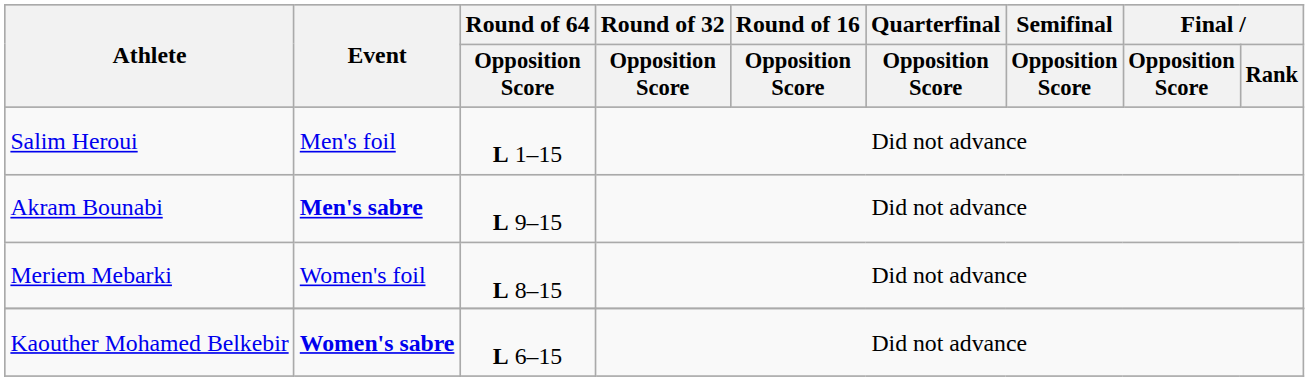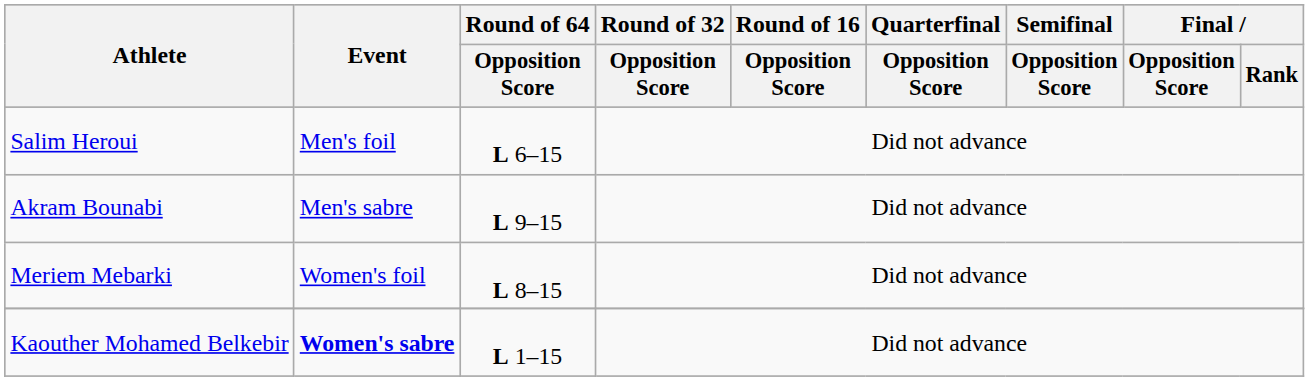(528, 155) L 1–15 -> (528, 155) L 6–15
(361, 208) bold -> (356, 208) normal
(528, 356) L 6–15 -> (528, 356) L 1–15
